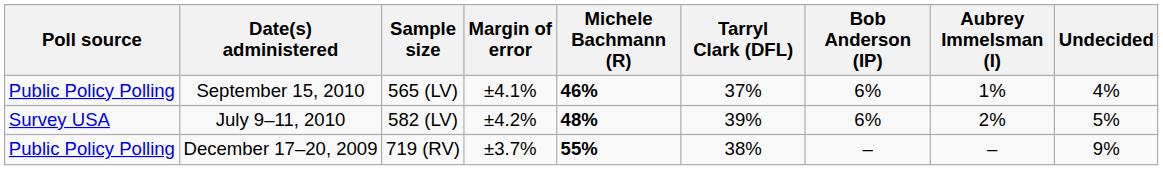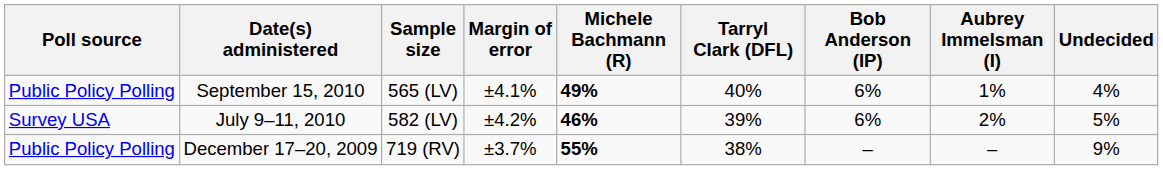(579, 90) 46% -> (579, 90) 49%
(743, 90) 37% -> (743, 90) 40%
(579, 119) 48% -> (579, 119) 46%
